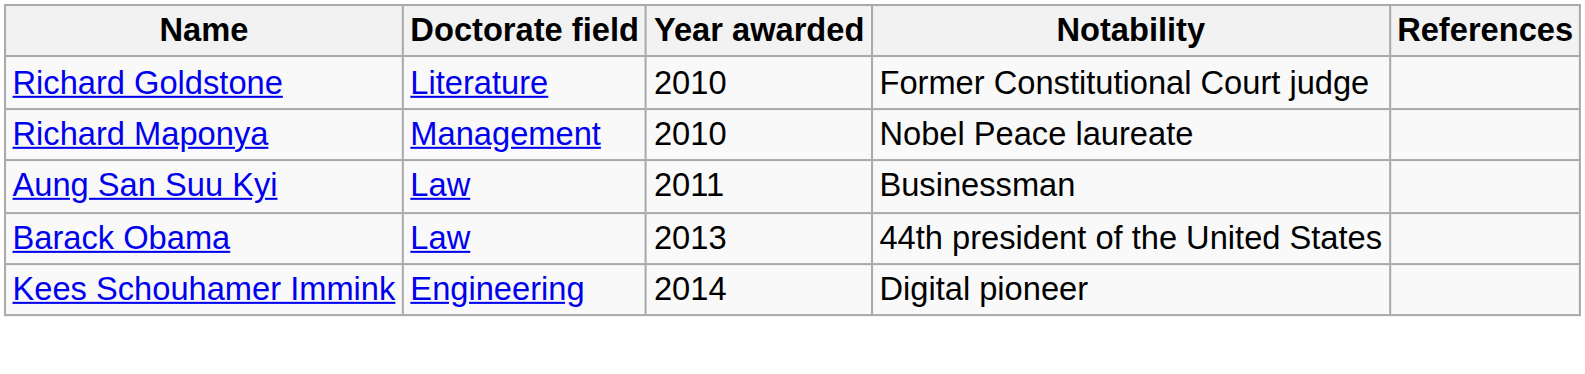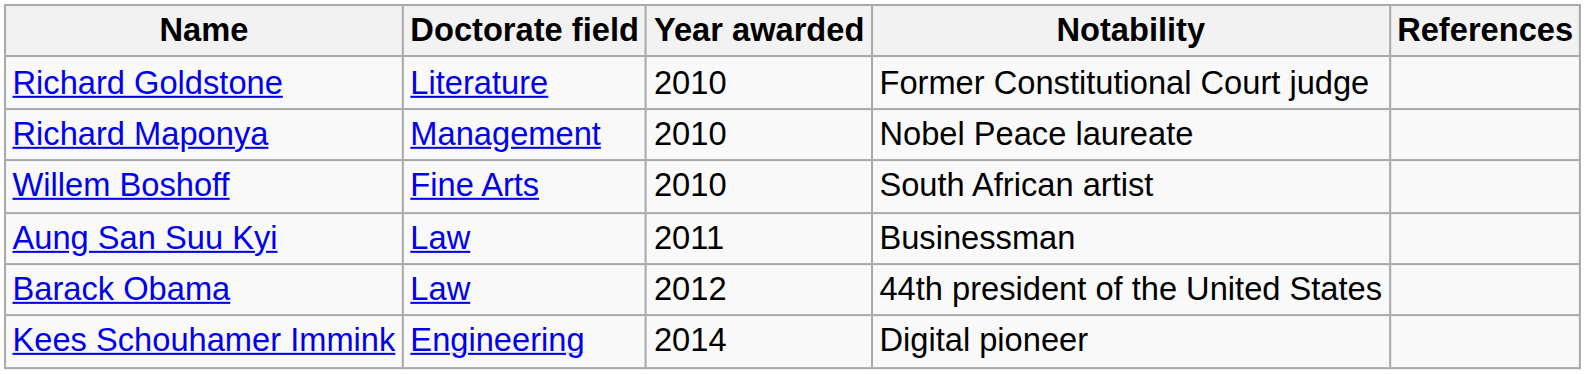+ row: (121, 185)
(690, 237) 2013 -> (690, 289) 2012
